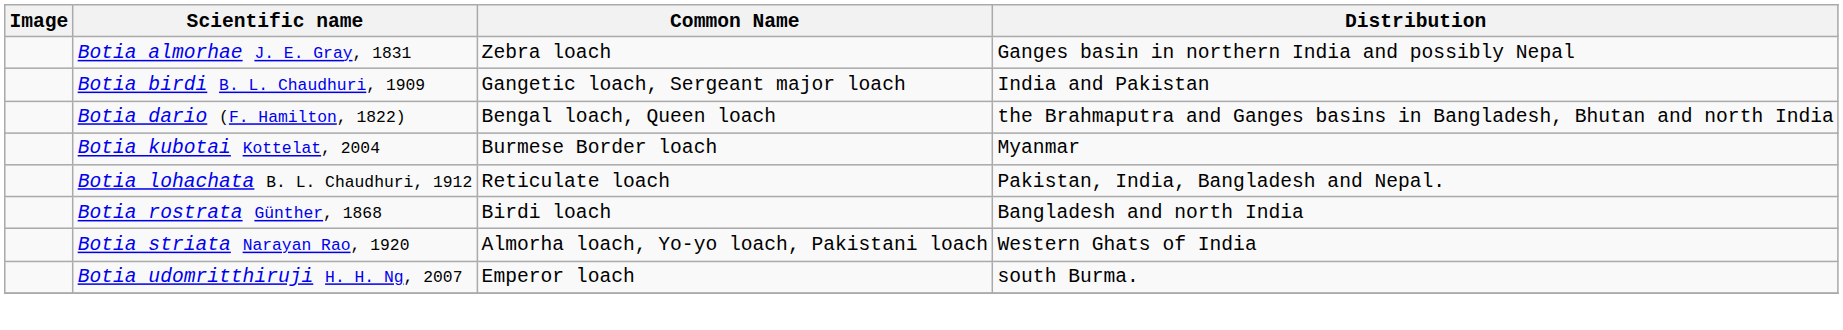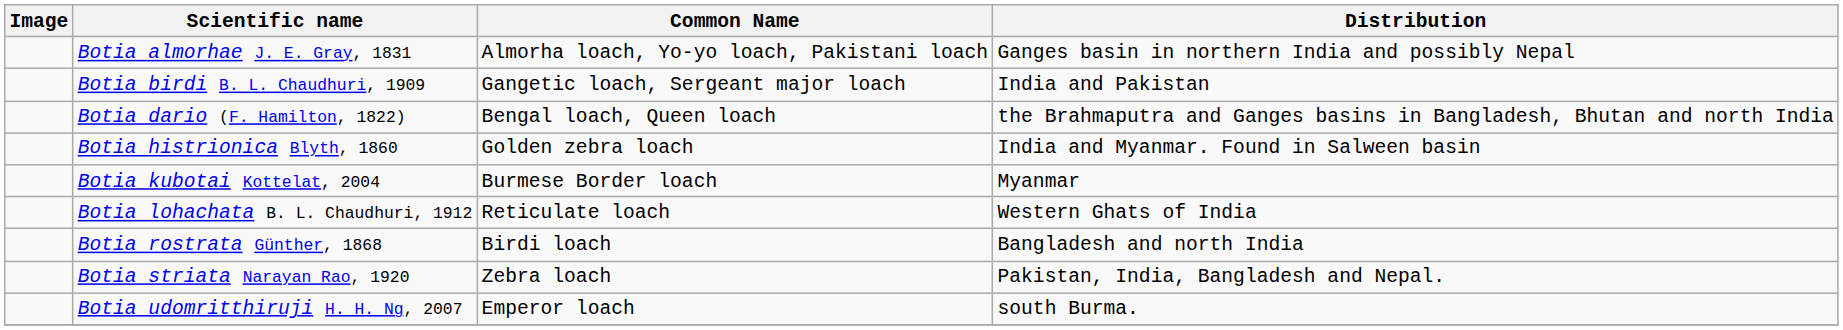(546, 53) Zebra loach -> (735, 53) Almorha loach, Yo-yo loach, Pakistani loach
+ row: (238, 149)
(1221, 181) Pakistan, India, Bangladesh and Nepal. -> (1127, 213) Western Ghats of India
(735, 245) Almorha loach, Yo-yo loach, Pakistani loach -> (546, 277) Zebra loach
(1127, 245) Western Ghats of India -> (1221, 277) Pakistan, India, Bangladesh and Nepal.
